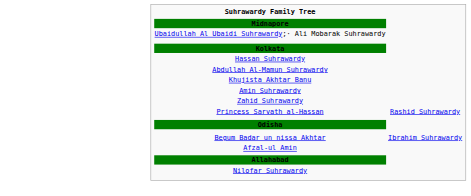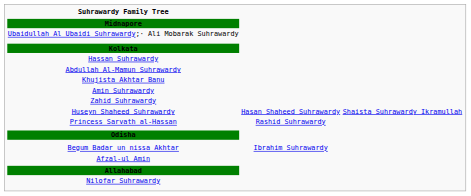+ row: (123, 112)
